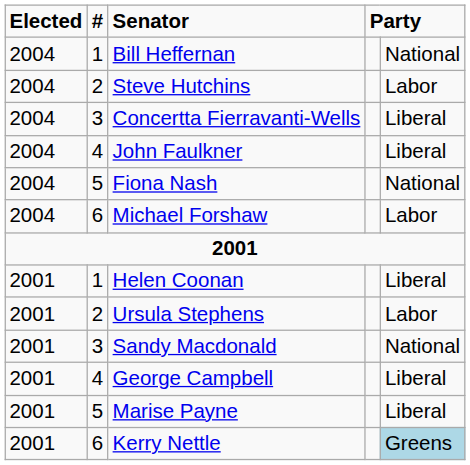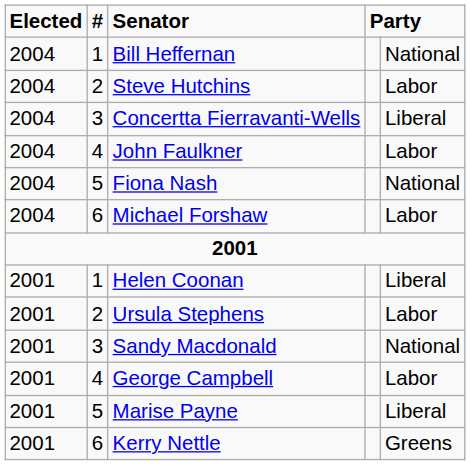(416, 151) Liberal -> (411, 151) Labor
(416, 378) Liberal -> (411, 378) Labor
(419, 443) lightblue background -> (419, 443) no background
